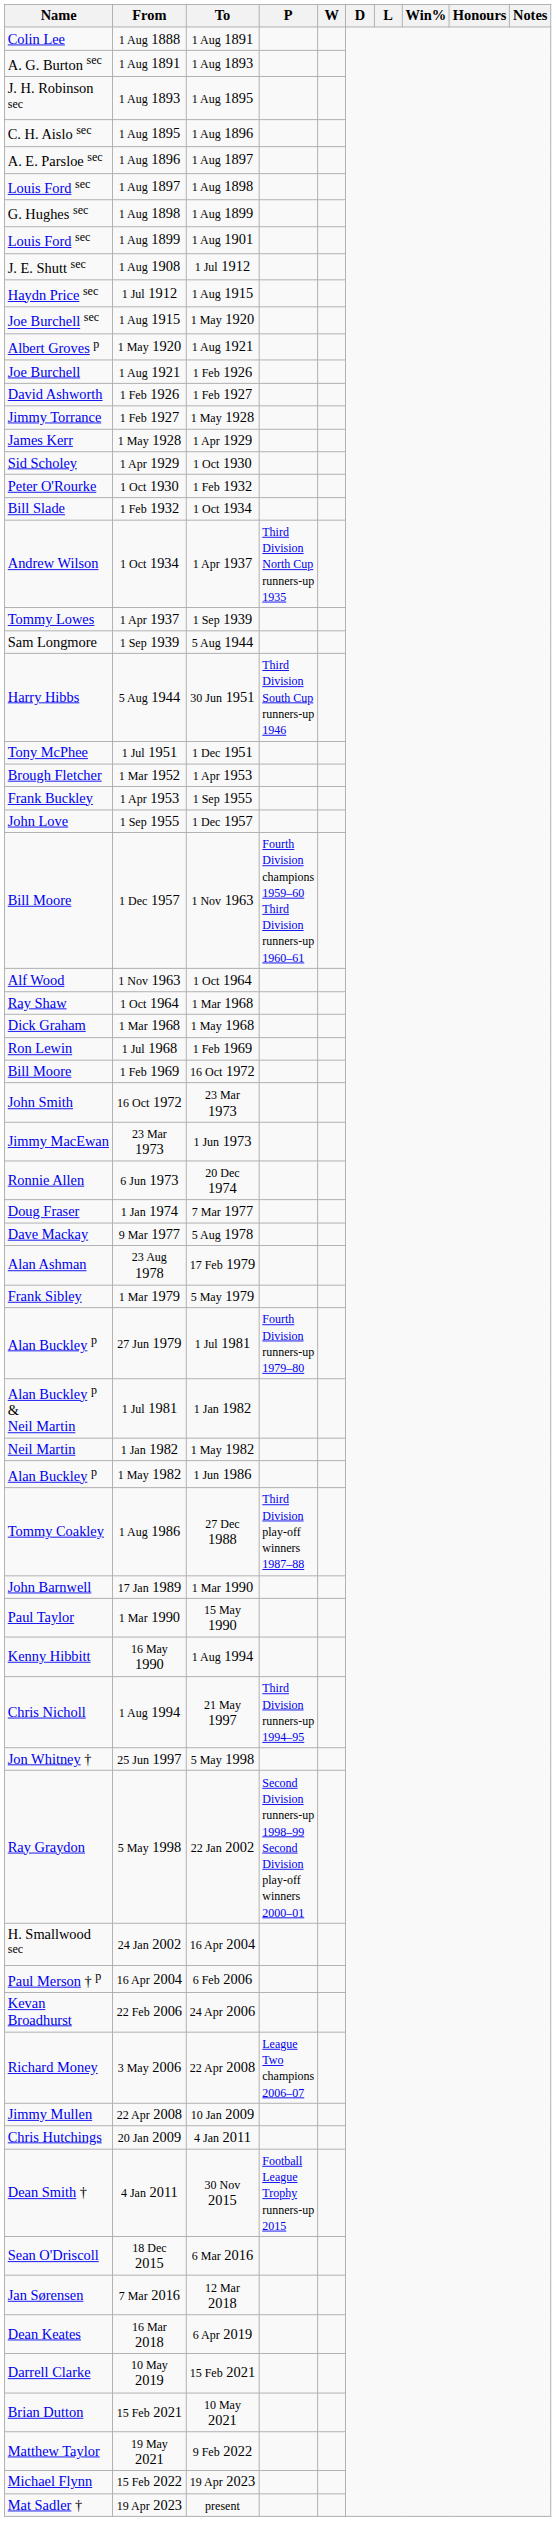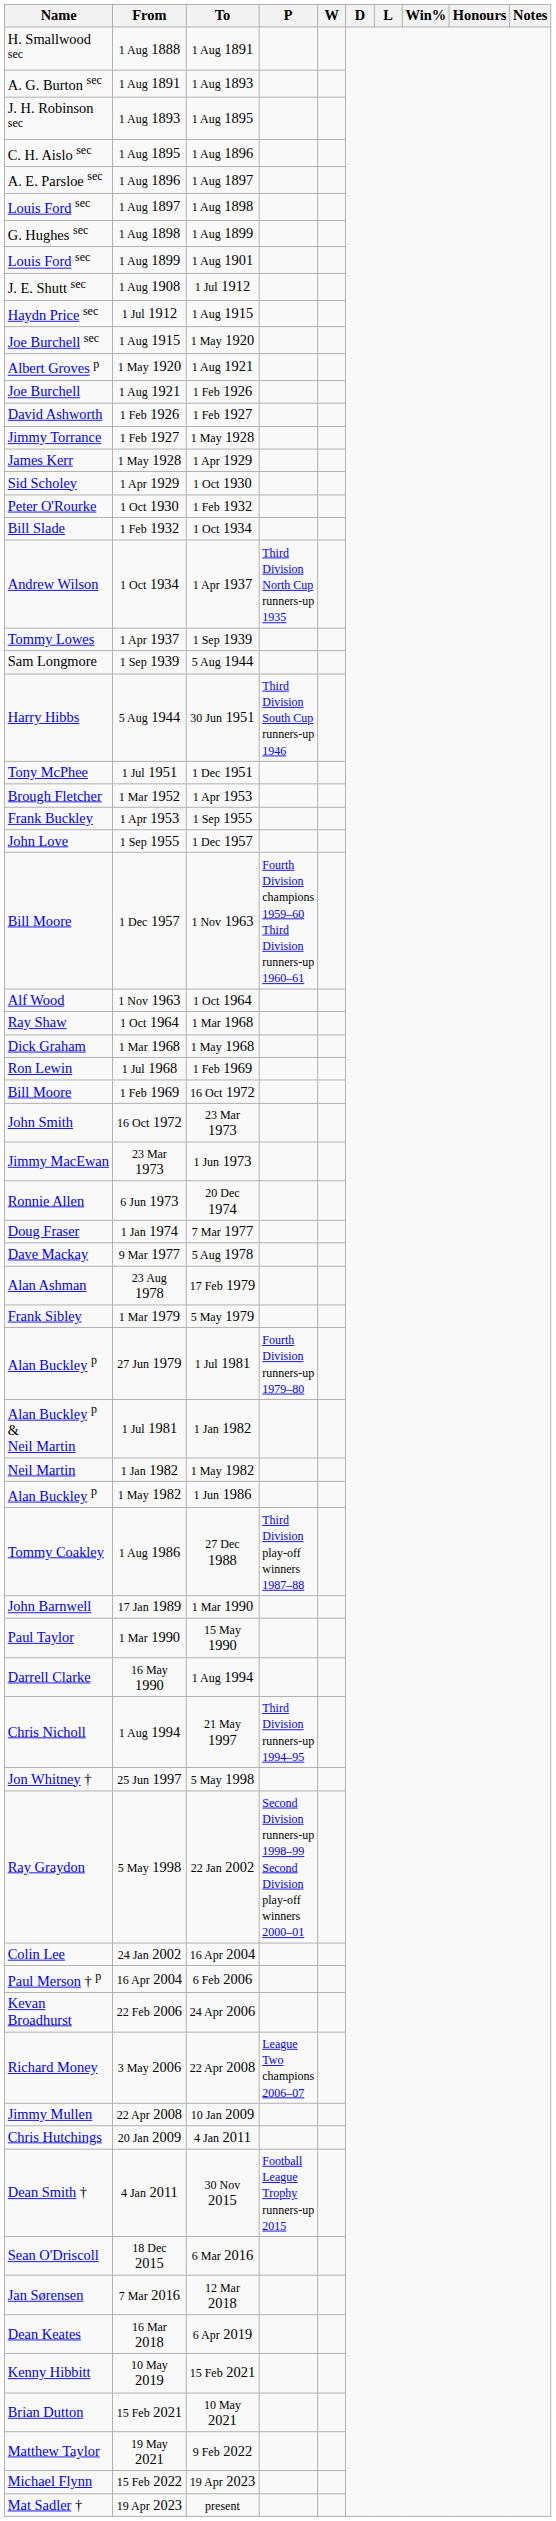(36, 38) Colin Lee -> (49, 45) H. Smallwood sec
(49, 1656) Kenny Hibbitt -> (49, 1676) Darrell Clarke
(49, 1941) H. Smallwood sec -> (36, 1954) Colin Lee
(49, 2373) Darrell Clarke -> (49, 2373) Kenny Hibbitt
